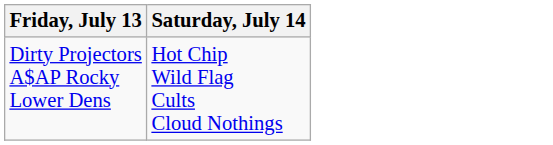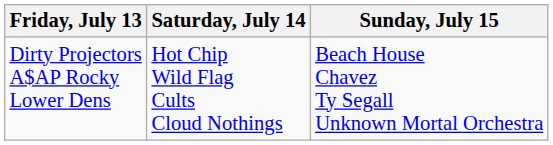+ column: (429, 20)
